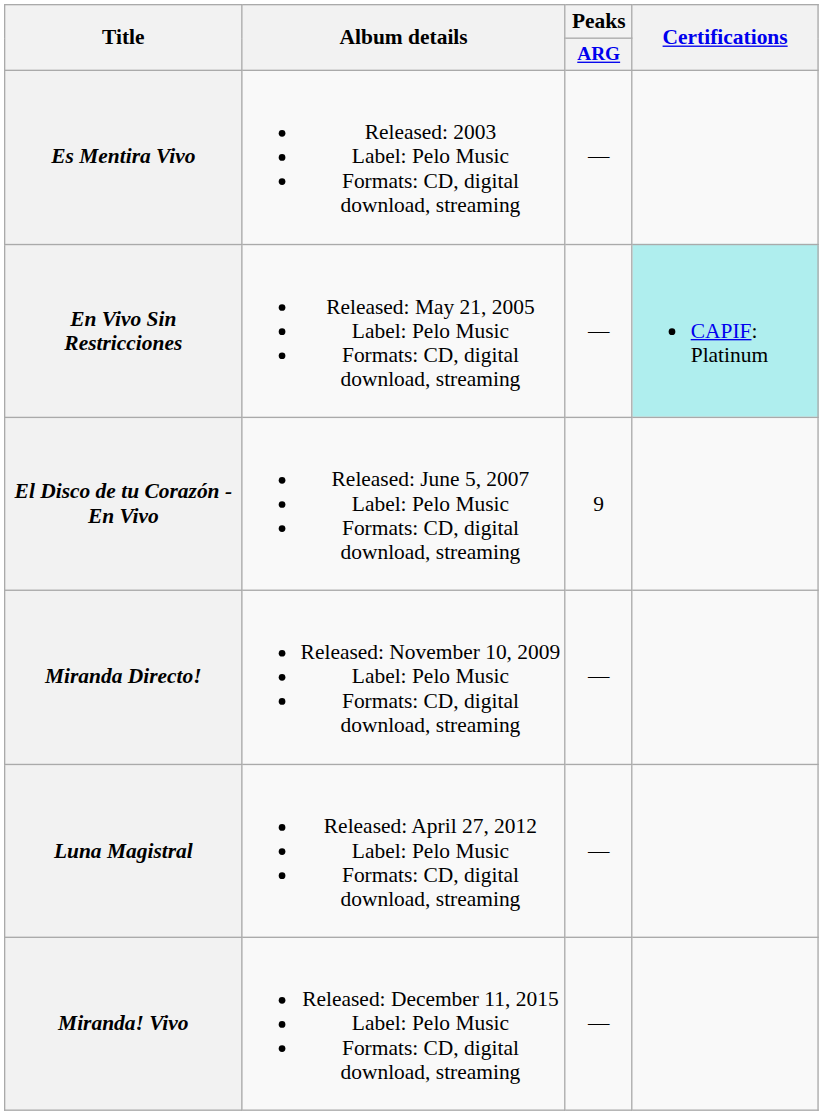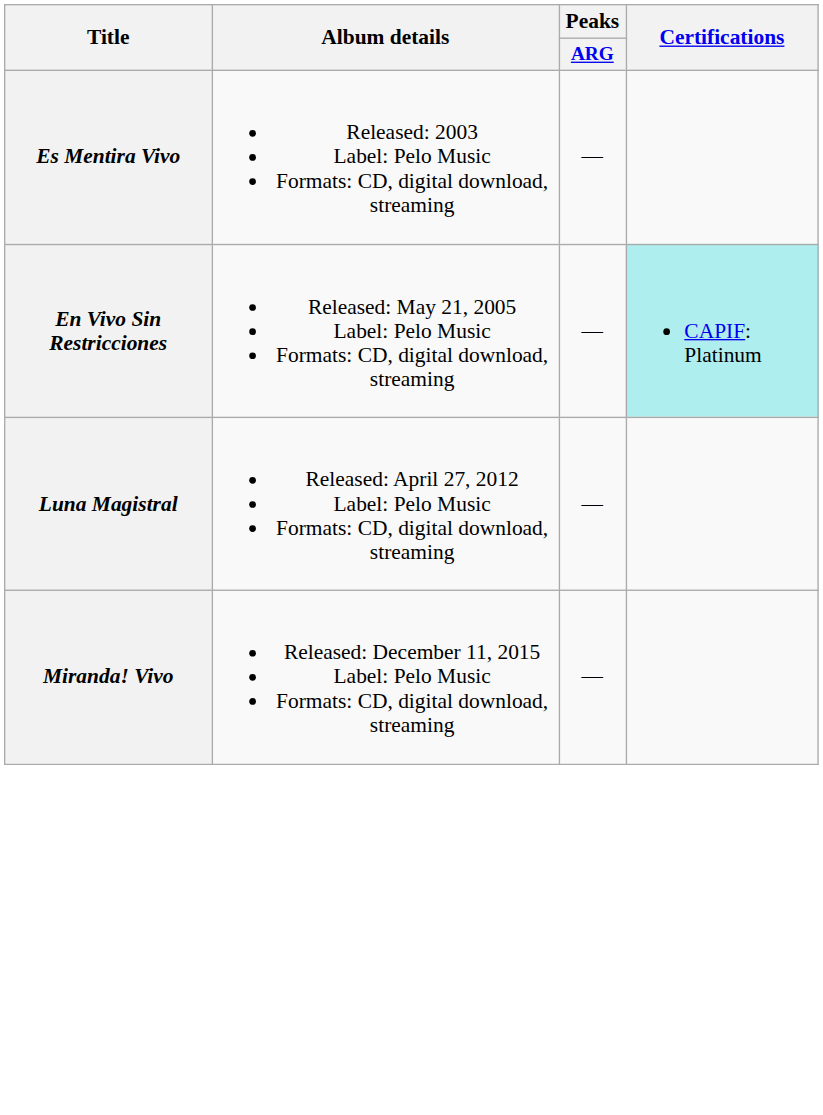- row: (123, 503)
- row: (123, 677)
